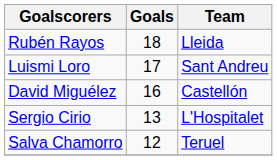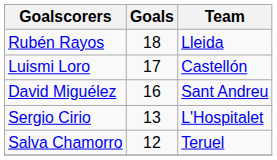(225, 67) Sant Andreu -> (214, 67) Castellón
(214, 92) Castellón -> (225, 92) Sant Andreu
